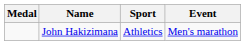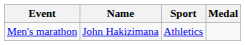columns swapped: (22, 13) <-> (203, 13)
